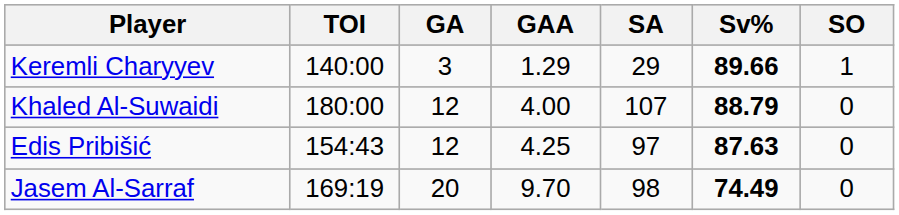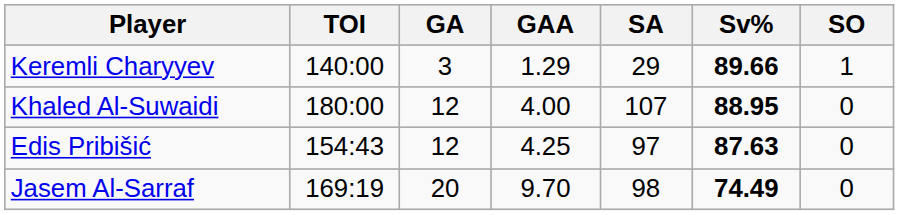(746, 106) 88.79 -> (746, 106) 88.95
